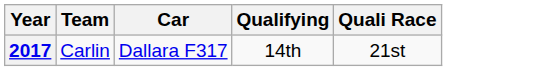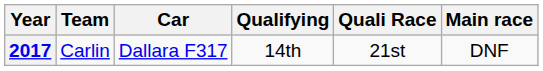+ column: (489, 20)
